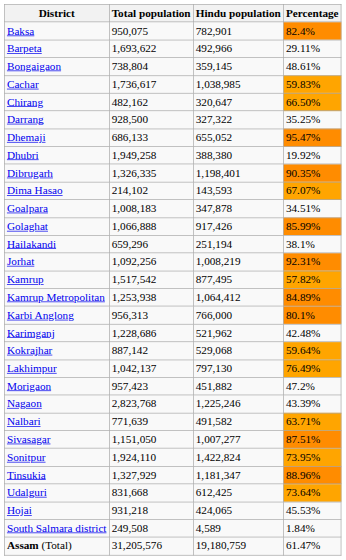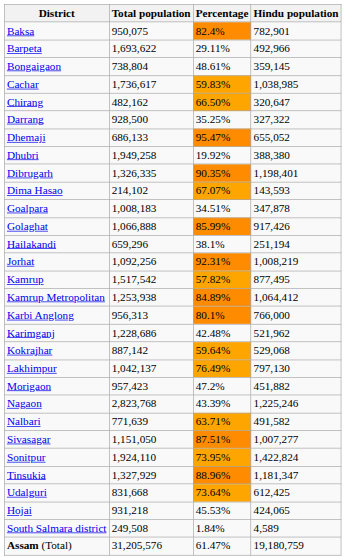columns swapped: (238, 13) <-> (312, 13)
